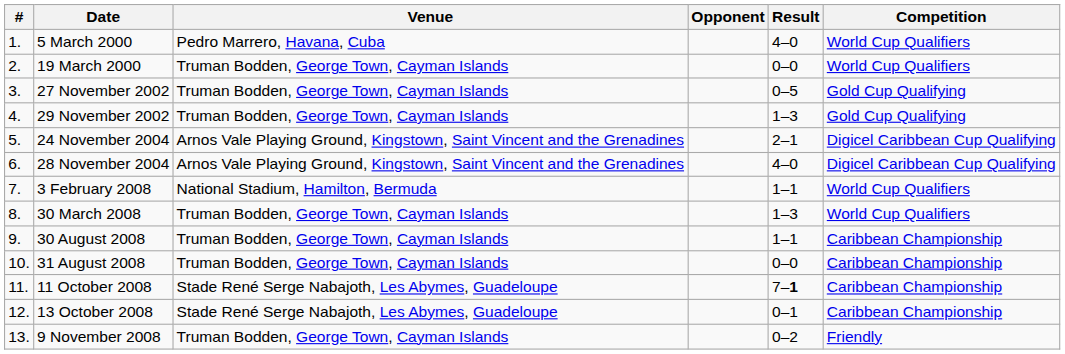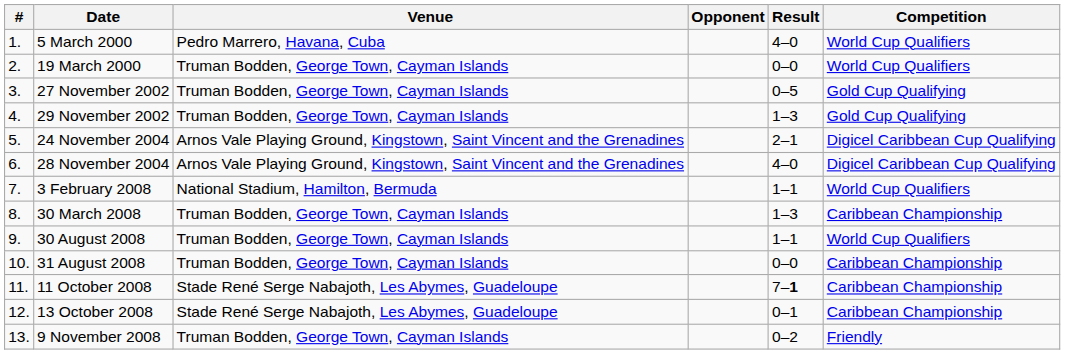(898, 214) World Cup Qualifiers -> (915, 214) Caribbean Championship
(915, 238) Caribbean Championship -> (898, 238) World Cup Qualifiers
